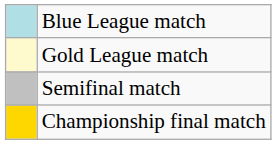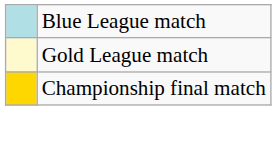- row: (111, 88)
